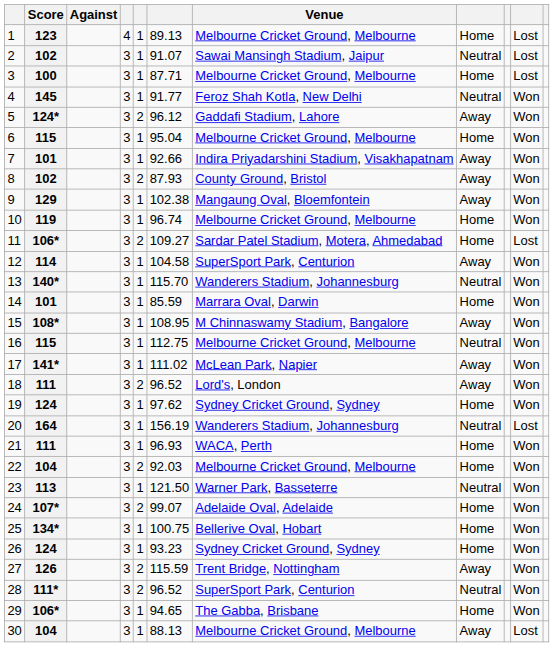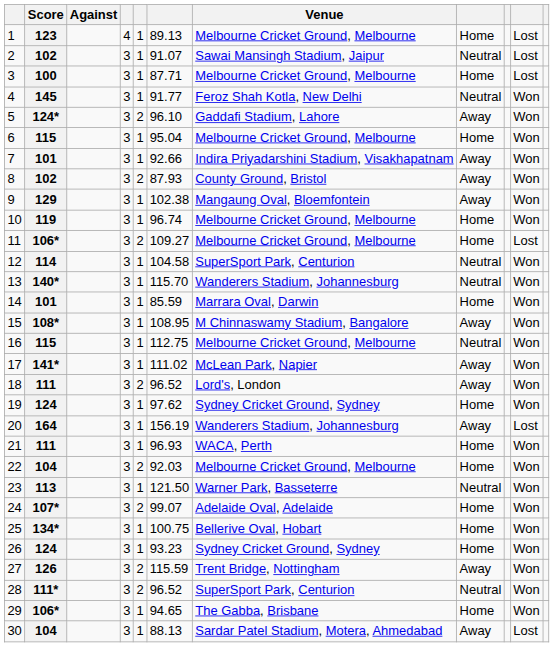(166, 117) 96.12 -> (166, 117) 96.10
(319, 240) Sardar Patel Stadium, Motera, Ahmedabad -> (305, 240) Melbourne Cricket Ground, Melbourne
(475, 261) Away -> (481, 261) Neutral
(481, 425) Neutral -> (475, 425) Away
(305, 631) Melbourne Cricket Ground, Melbourne -> (319, 631) Sardar Patel Stadium, Motera, Ahmedabad
